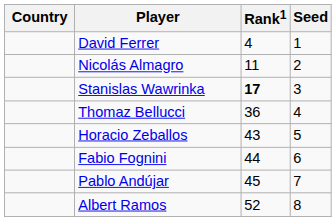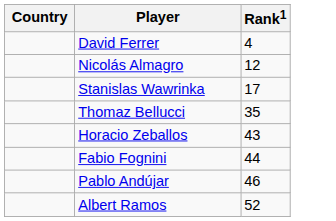- column: (311, 18)
(252, 66) 11 -> (252, 66) 12
(252, 89) bold -> (252, 89) normal
(252, 112) 36 -> (252, 112) 35
(252, 181) 45 -> (252, 181) 46
